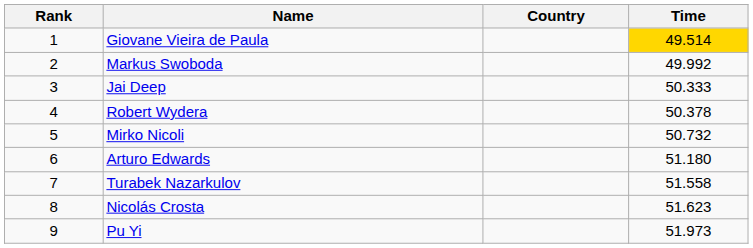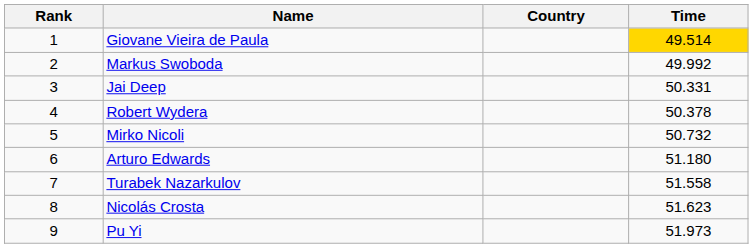(688, 87) 50.333 -> (688, 87) 50.331
